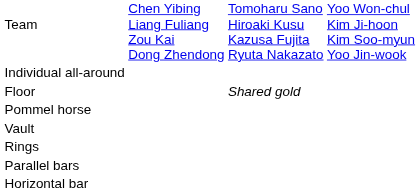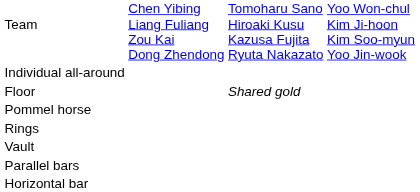rows swapped: (22, 147) <-> (19, 128)
